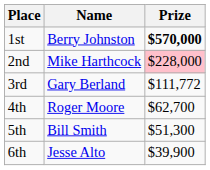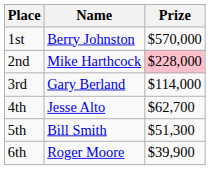(175, 38) bold -> (175, 38) normal
(174, 84) $111,772 -> (175, 84) $114,000
(86, 107) Roger Moore -> (76, 107) Jesse Alto
(76, 152) Jesse Alto -> (86, 152) Roger Moore
